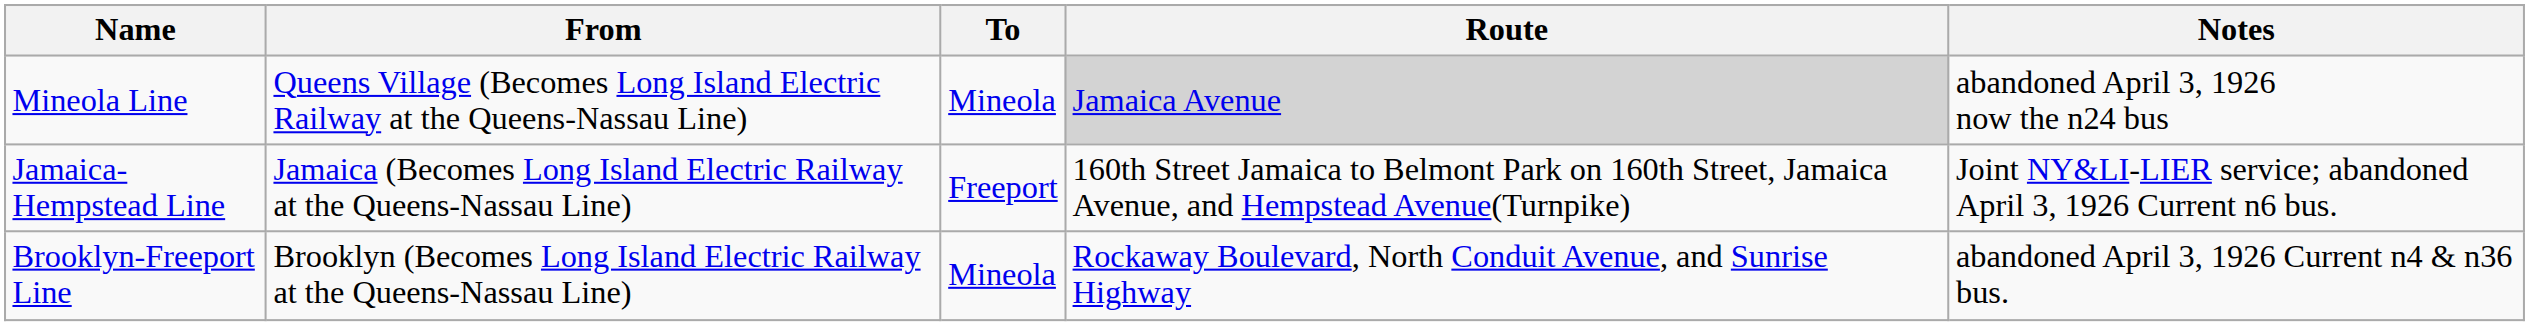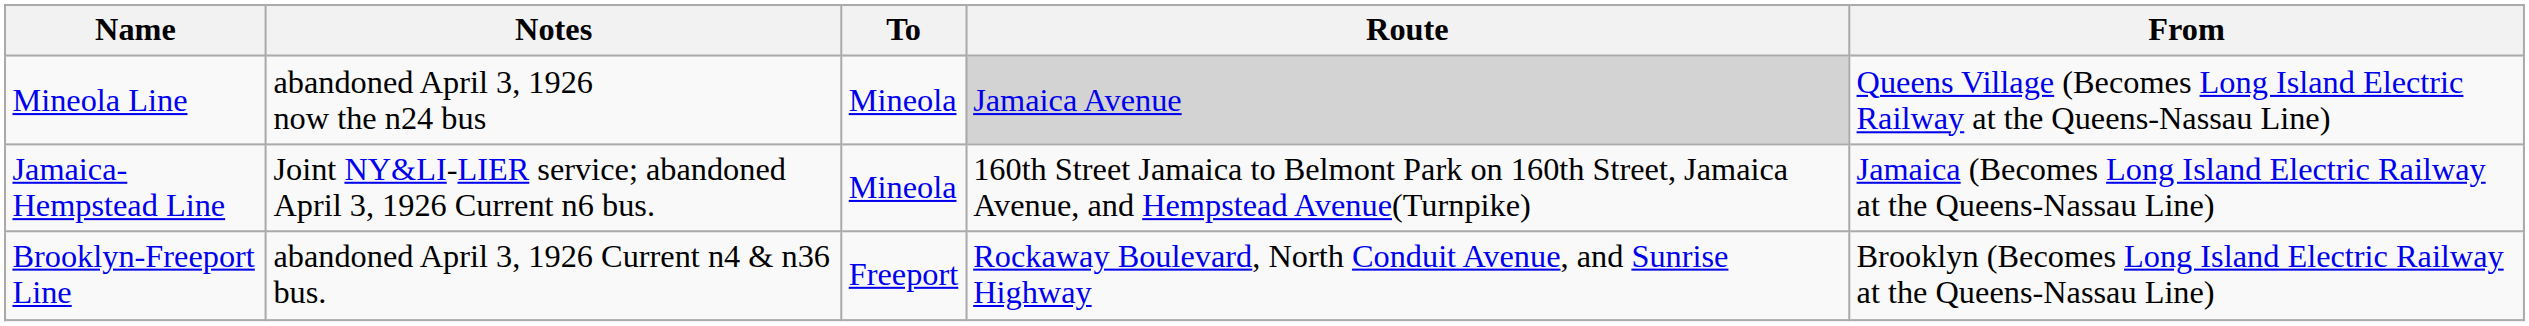columns swapped: (603, 30) <-> (2236, 30)
(1003, 187) Freeport -> (903, 187) Mineola
(1002, 274) Mineola -> (904, 274) Freeport
